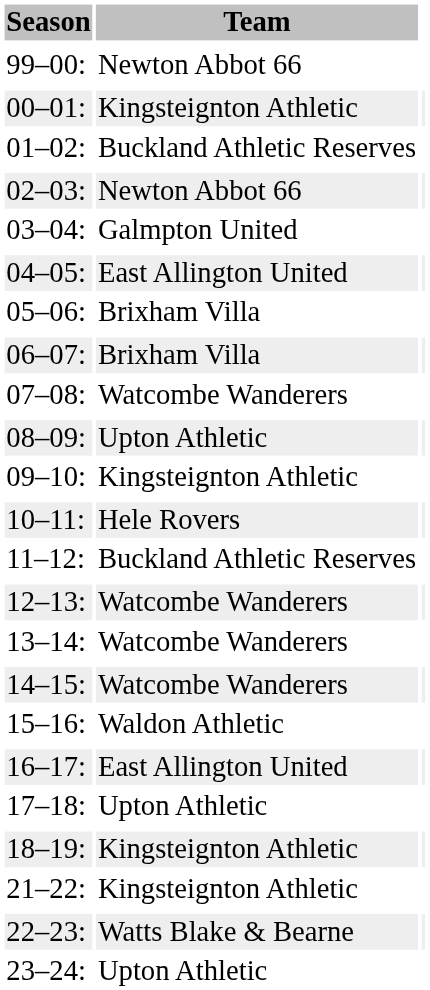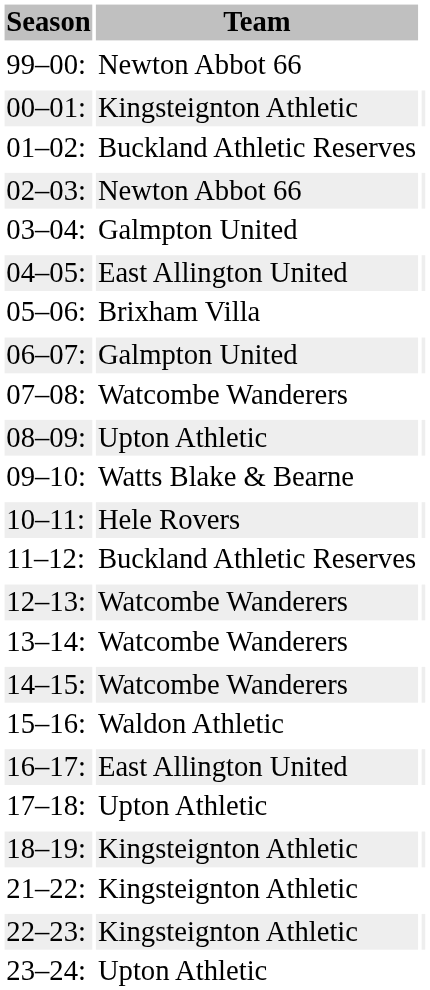(179, 355) Brixham Villa -> (198, 355) Galmpton United
(228, 476) Kingsteignton Athletic -> (226, 476) Watts Blake & Bearne
(226, 931) Watts Blake & Bearne -> (228, 931) Kingsteignton Athletic
